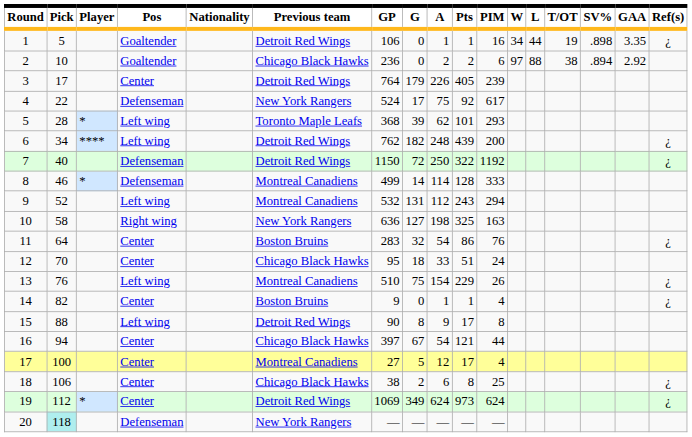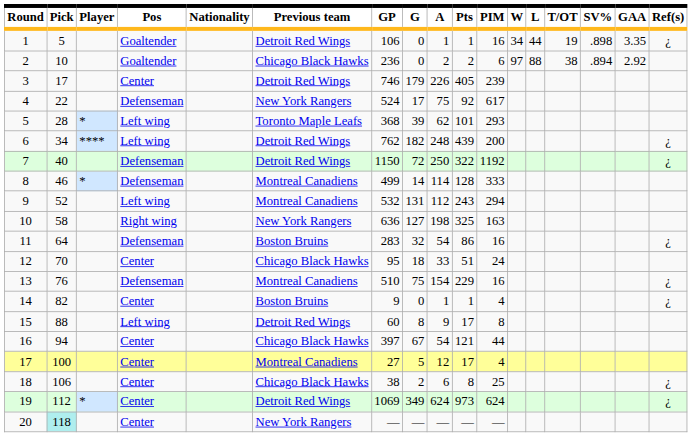(390, 80) 764 -> (390, 80) 746
(137, 241) Center -> (152, 241) Defenseman
(498, 241) 76 -> (498, 241) 16
(145, 281) Left wing -> (152, 281) Defenseman
(498, 281) 26 -> (498, 281) 16
(393, 321) 90 -> (393, 321) 60
(152, 421) Defenseman -> (137, 421) Center
